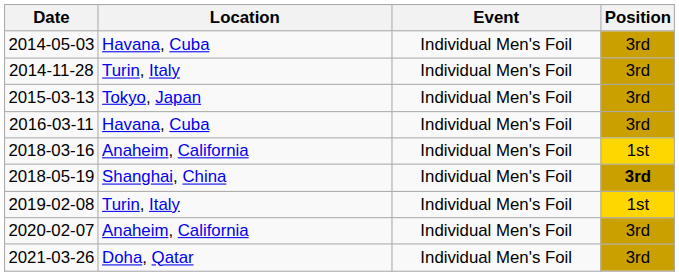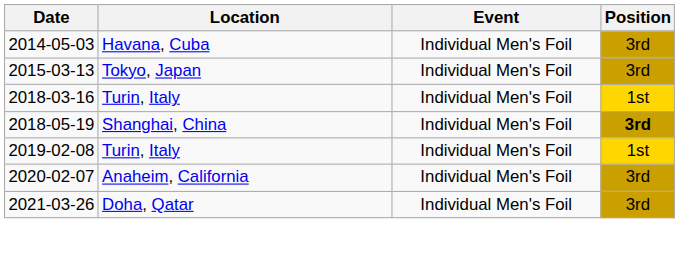- row: (51, 71)
- row: (51, 124)
(175, 151) Anaheim, California -> (141, 97) Turin, Italy
